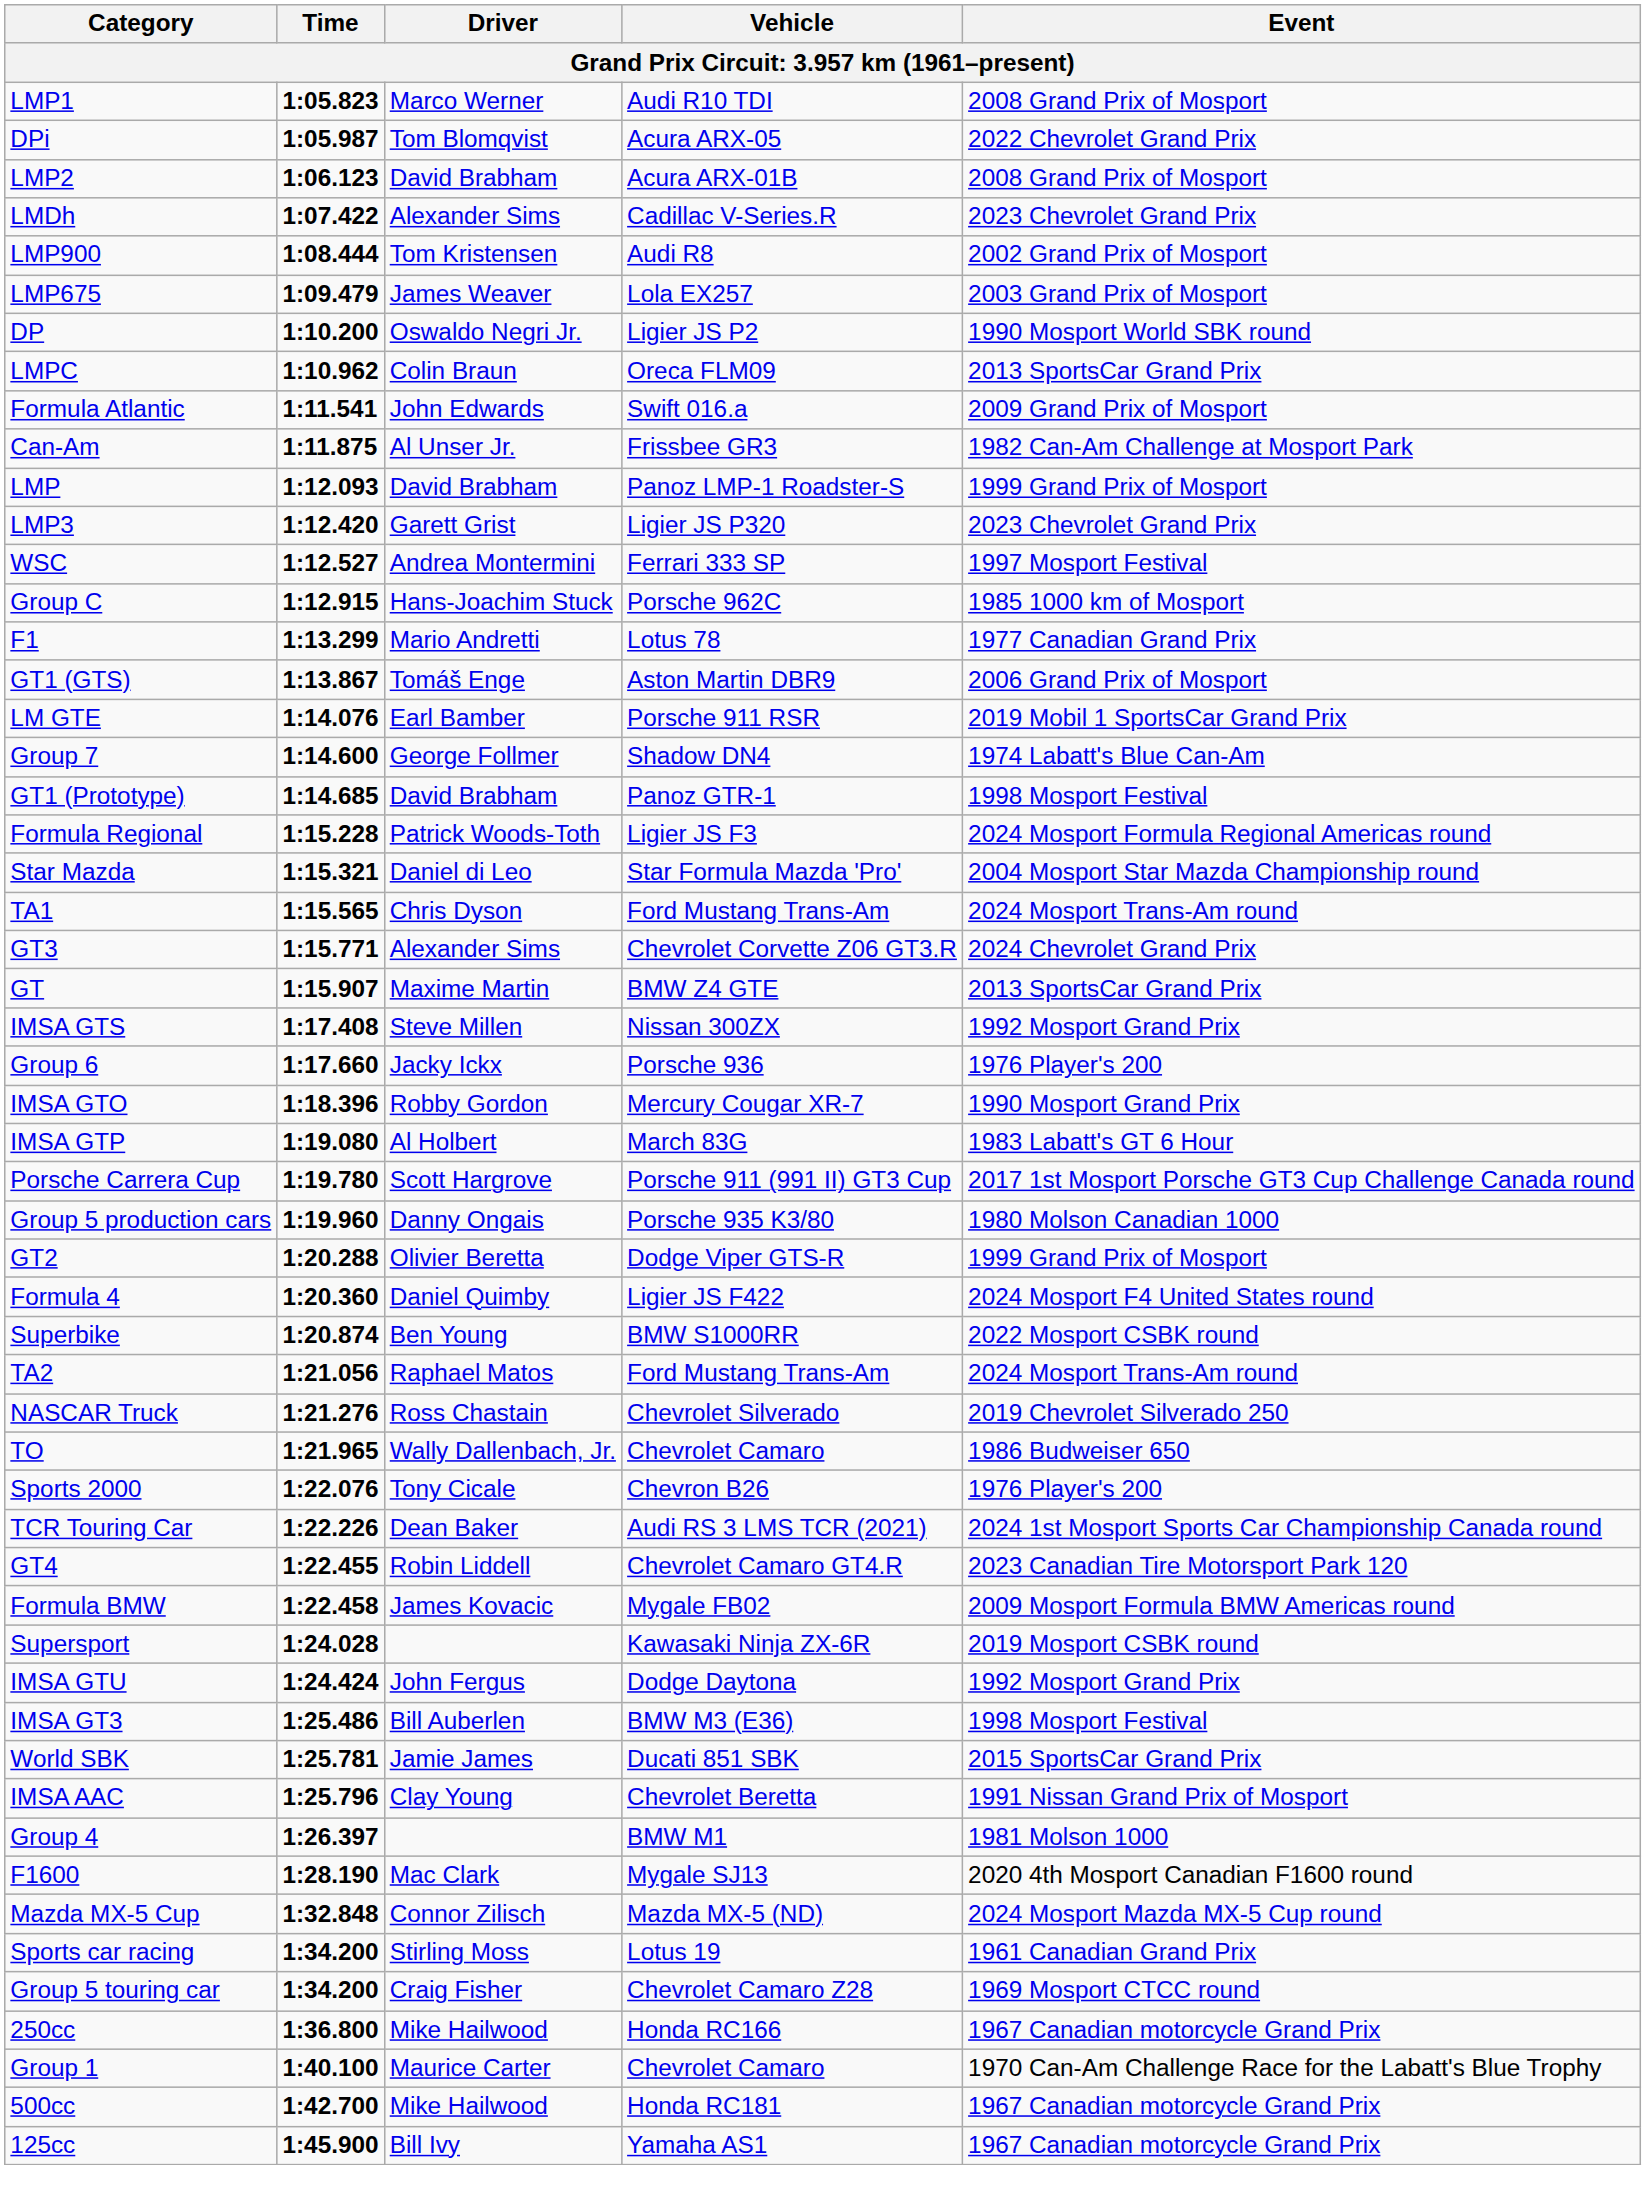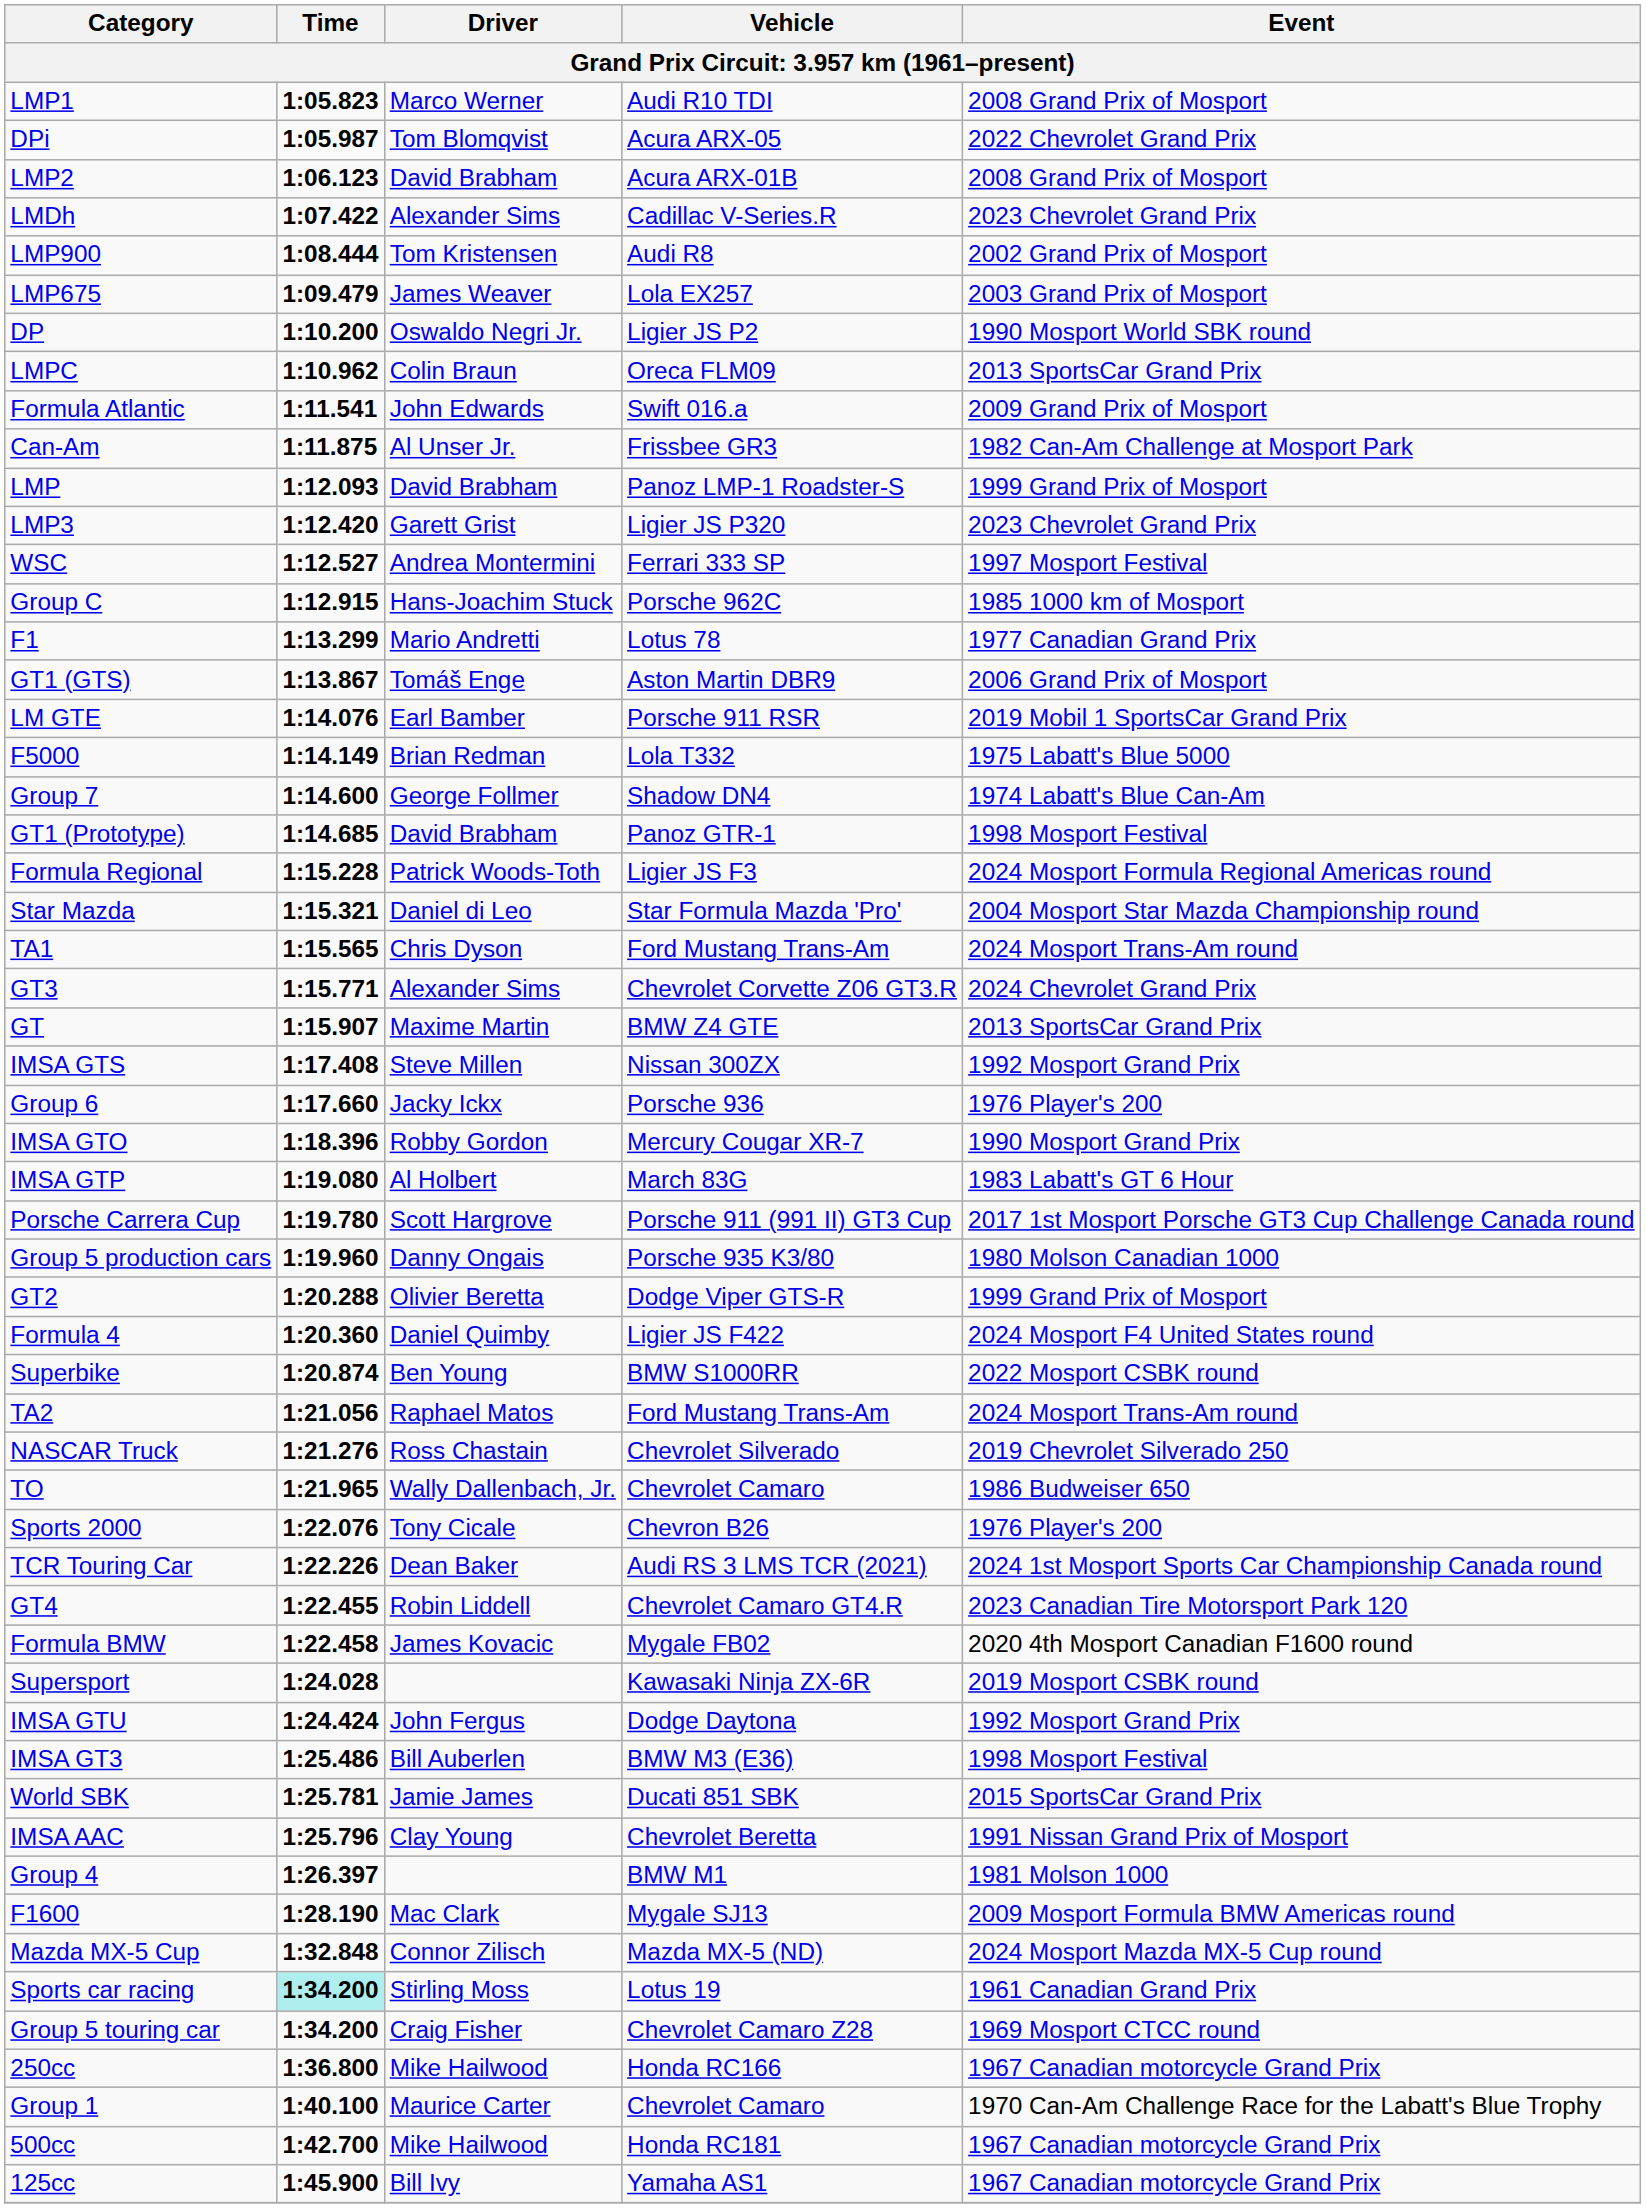+ row: (45, 756)
(1211, 1605) 2009 Mosport Formula BMW Americas round -> (1191, 1643) 2020 4th Mosport Canadian F1600 round
(1191, 1875) 2020 4th Mosport Canadian F1600 round -> (1211, 1913) 2009 Mosport Formula BMW Americas round
(331, 1952) no background -> (331, 1990) paleturquoise background
